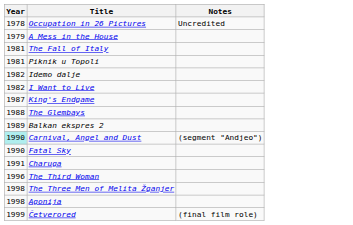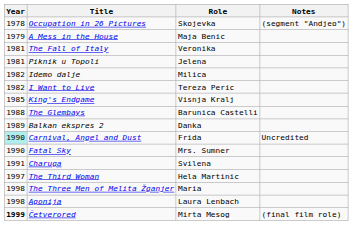+ column: (218, 11)
(201, 23) Uncredited -> (304, 23) (segment "Andjeo")
(16, 100) 1987 -> (16, 100) 1985
(220, 138) (segment "Andjeo") -> (285, 138) Uncredited
(16, 176) 1996 -> (16, 176) 1997
(16, 214) normal -> (16, 214) bold
